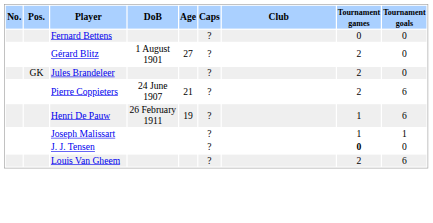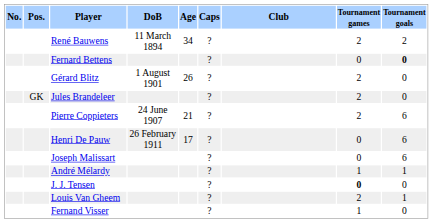+ row: (80, 41)
(404, 36) normal -> (404, 60) bold
(188, 54) 27 -> (188, 78) 26
(188, 115) 19 -> (188, 139) 17
(359, 115) 1 -> (359, 139) 0
(359, 134) 1 -> (359, 158) 0
(404, 134) 1 -> (404, 158) 6
+ row: (80, 171)
(404, 160) 6 -> (404, 198) 1
+ row: (80, 211)
